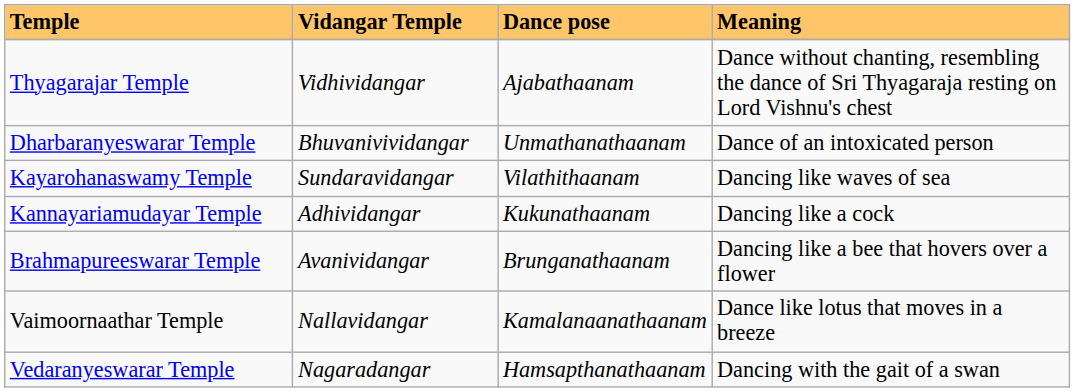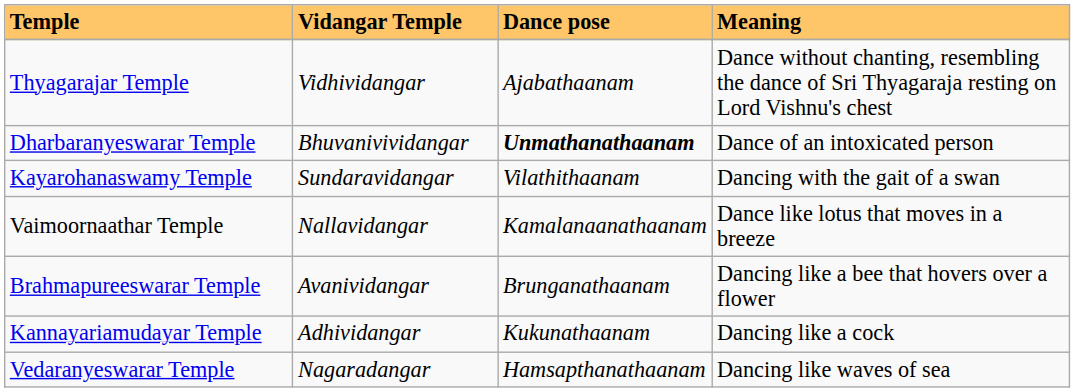(594, 142) normal -> (599, 142) bold
(834, 177) Dancing like waves of sea -> (858, 177) Dancing with the gait of a swan
rows swapped: (136, 213) <-> (117, 321)
(858, 369) Dancing with the gait of a swan -> (834, 369) Dancing like waves of sea
